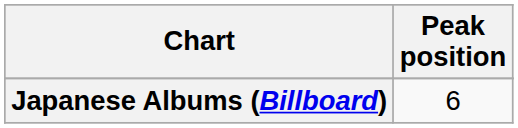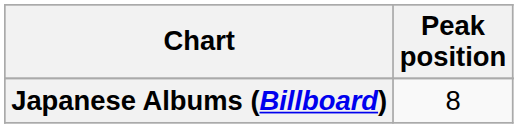(453, 100) 6 -> (453, 100) 8
